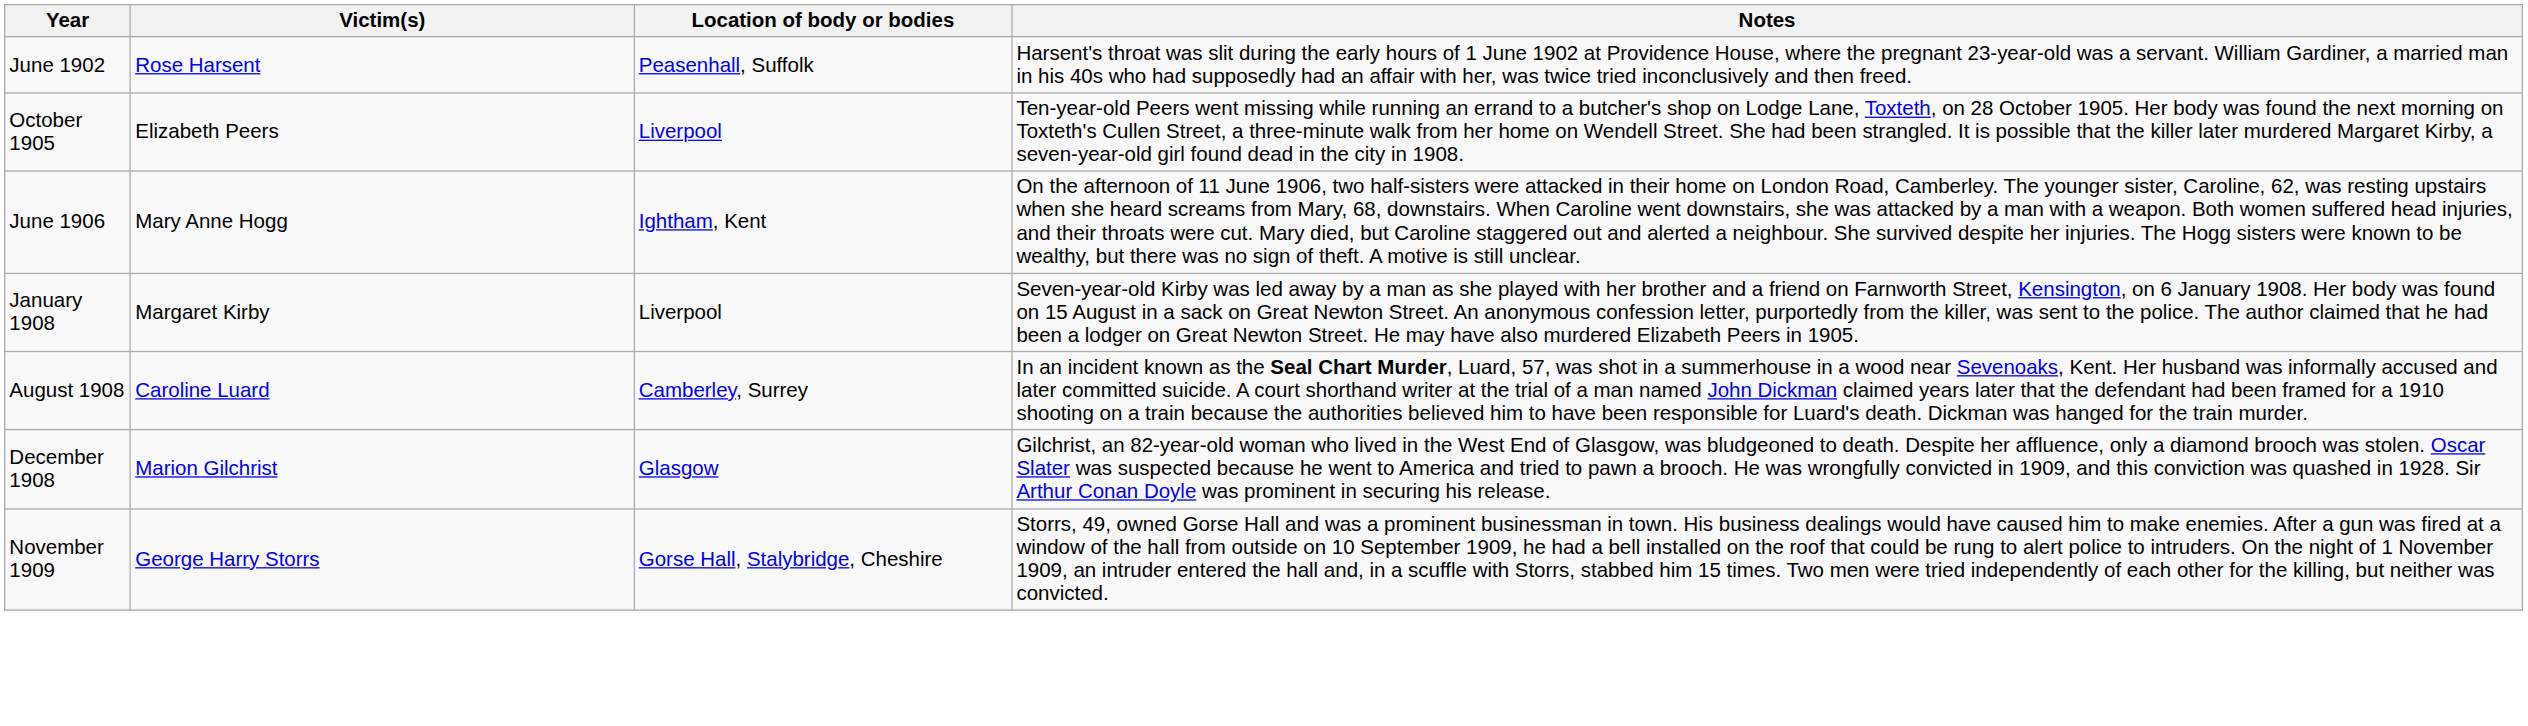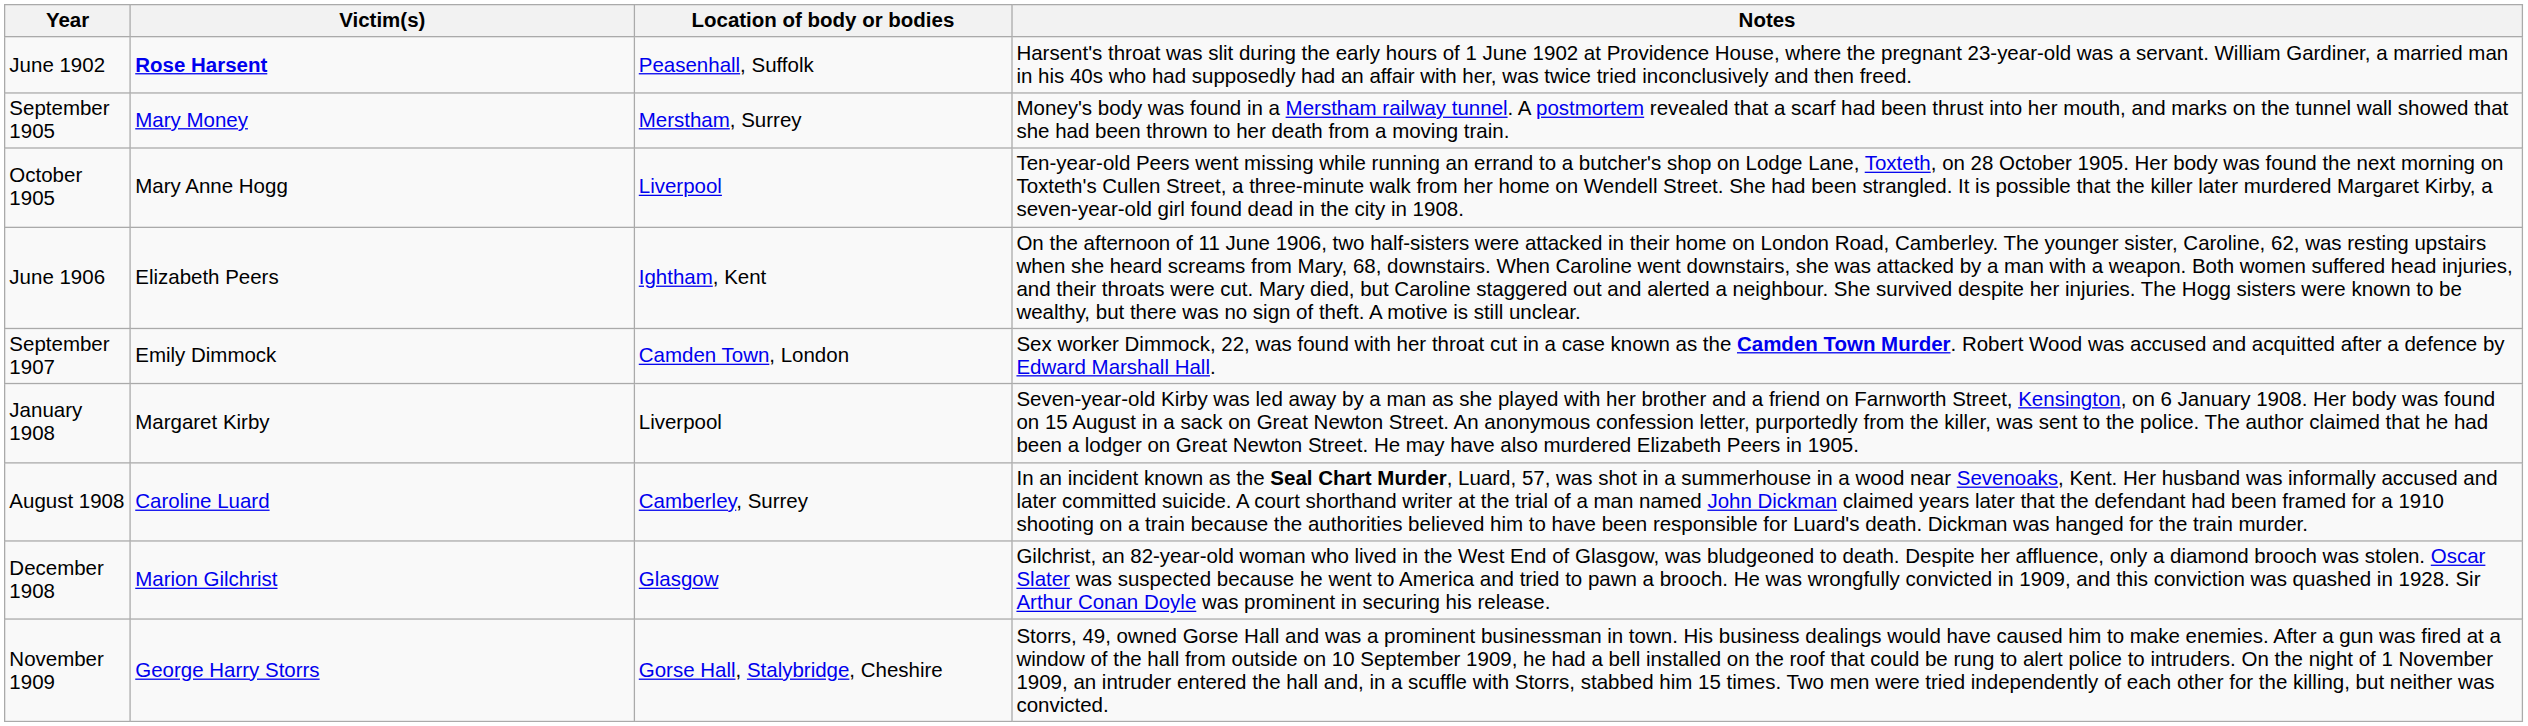(198, 64) normal -> (201, 64) bold
+ row: (59, 120)
(207, 131) Elizabeth Peers -> (212, 187) Mary Anne Hogg
(212, 221) Mary Anne Hogg -> (207, 277) Elizabeth Peers
+ row: (59, 355)
